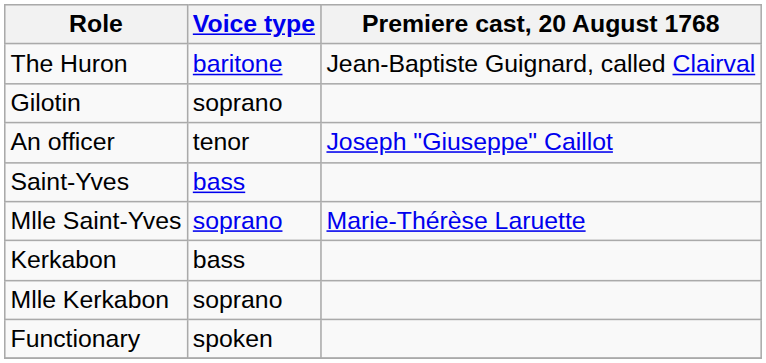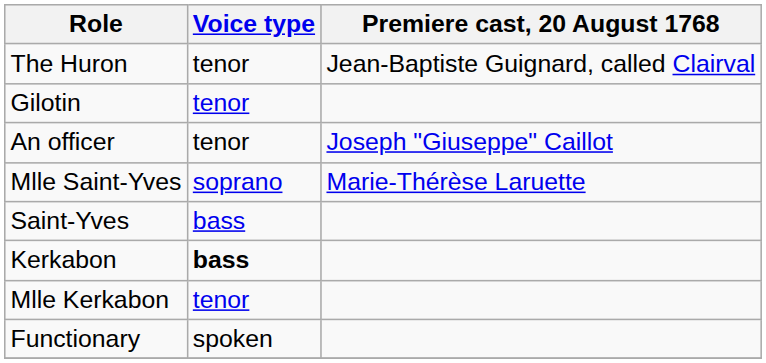(238, 63) baritone -> (221, 63) tenor
(238, 102) soprano -> (221, 102) tenor
rows swapped: (70, 181) <-> (96, 220)
(219, 260) normal -> (221, 260) bold
(238, 299) soprano -> (221, 299) tenor
